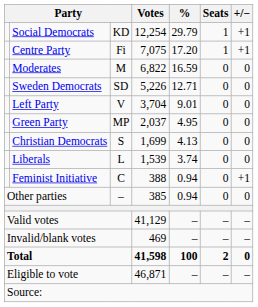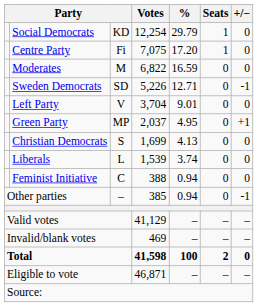(244, 31) +1 -> (247, 31) 0
(244, 50) +1 -> (247, 50) 0
(247, 86) 0 -> (245, 86) -1
(247, 123) 0 -> (244, 123) +1
(244, 178) +1 -> (247, 178) 0
(247, 196) 0 -> (245, 196) -1
